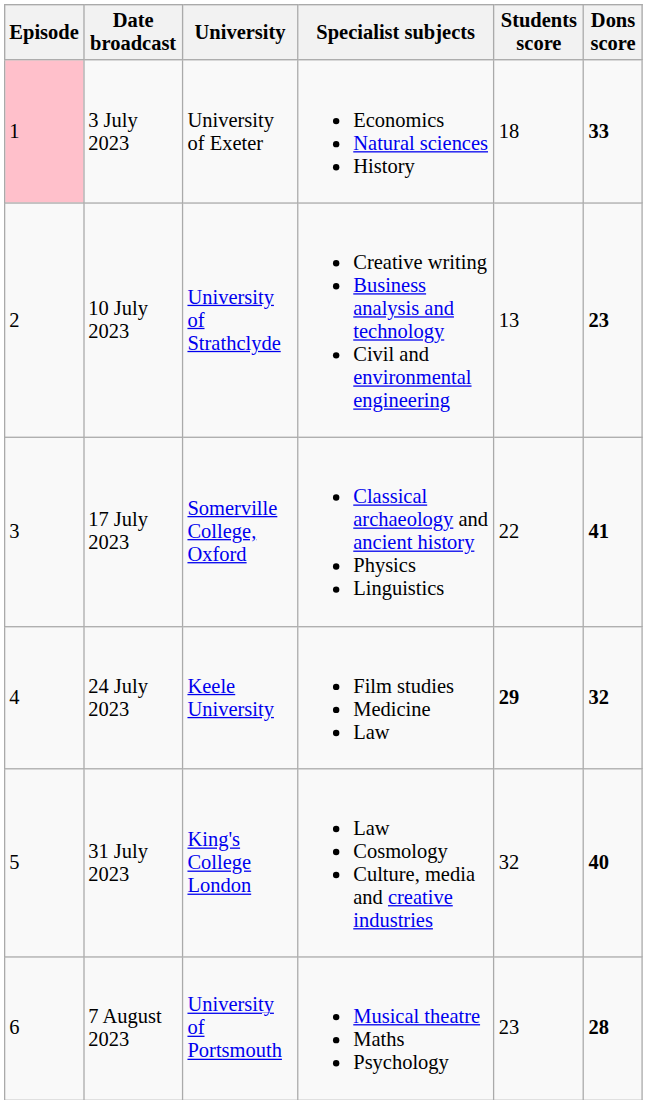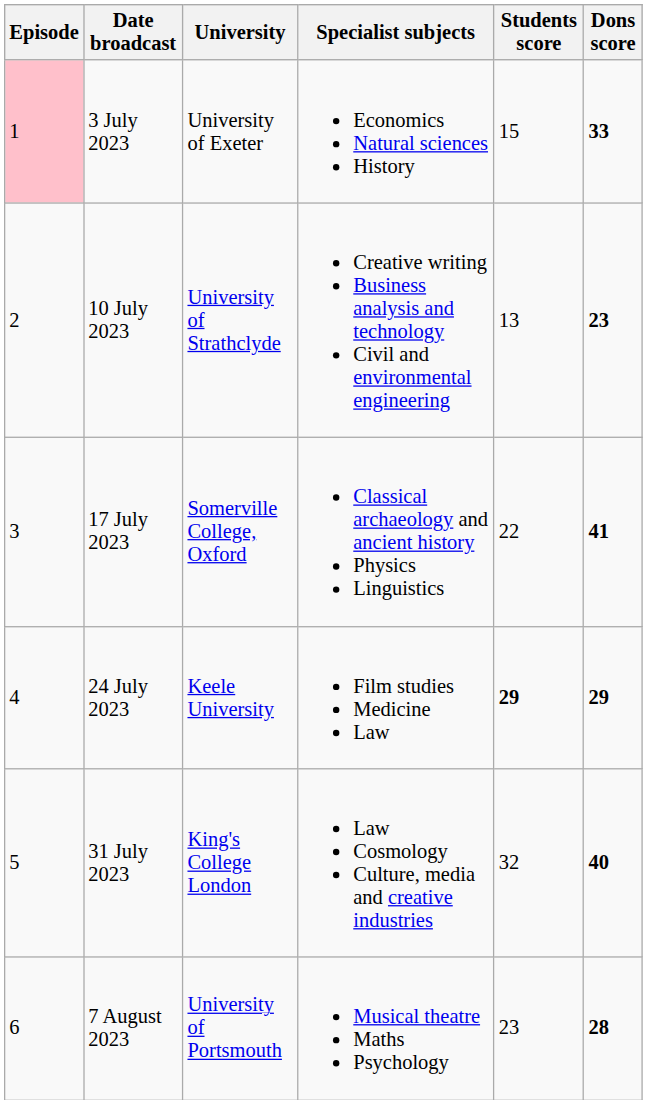(509, 131) 18 -> (509, 131) 15
(599, 697) 32 -> (599, 697) 29
